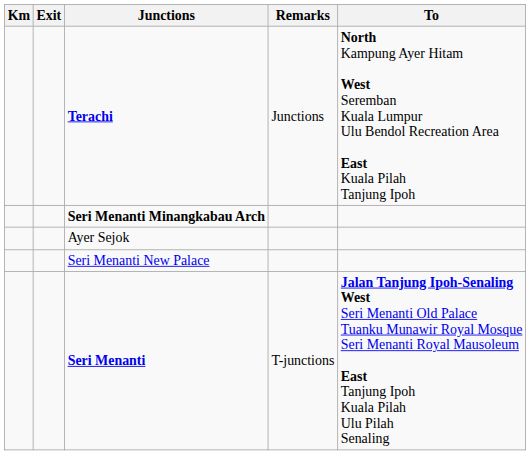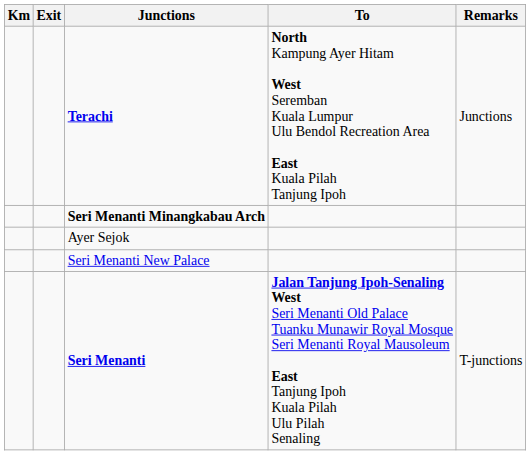columns swapped: (432, 15) <-> (303, 15)
